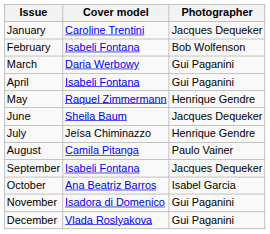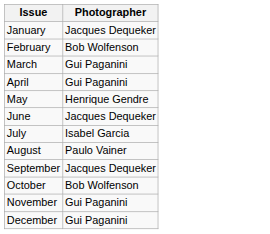- column: (116, 13)
(213, 133) Henrique Gendre -> (97, 133) Isabel Garcia
(204, 185) Isabel Garcia -> (102, 185) Bob Wolfenson
